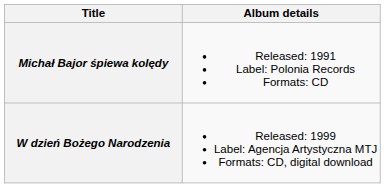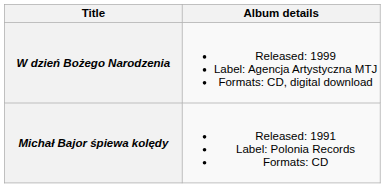rows swapped: (93, 62) <-> (93, 143)
